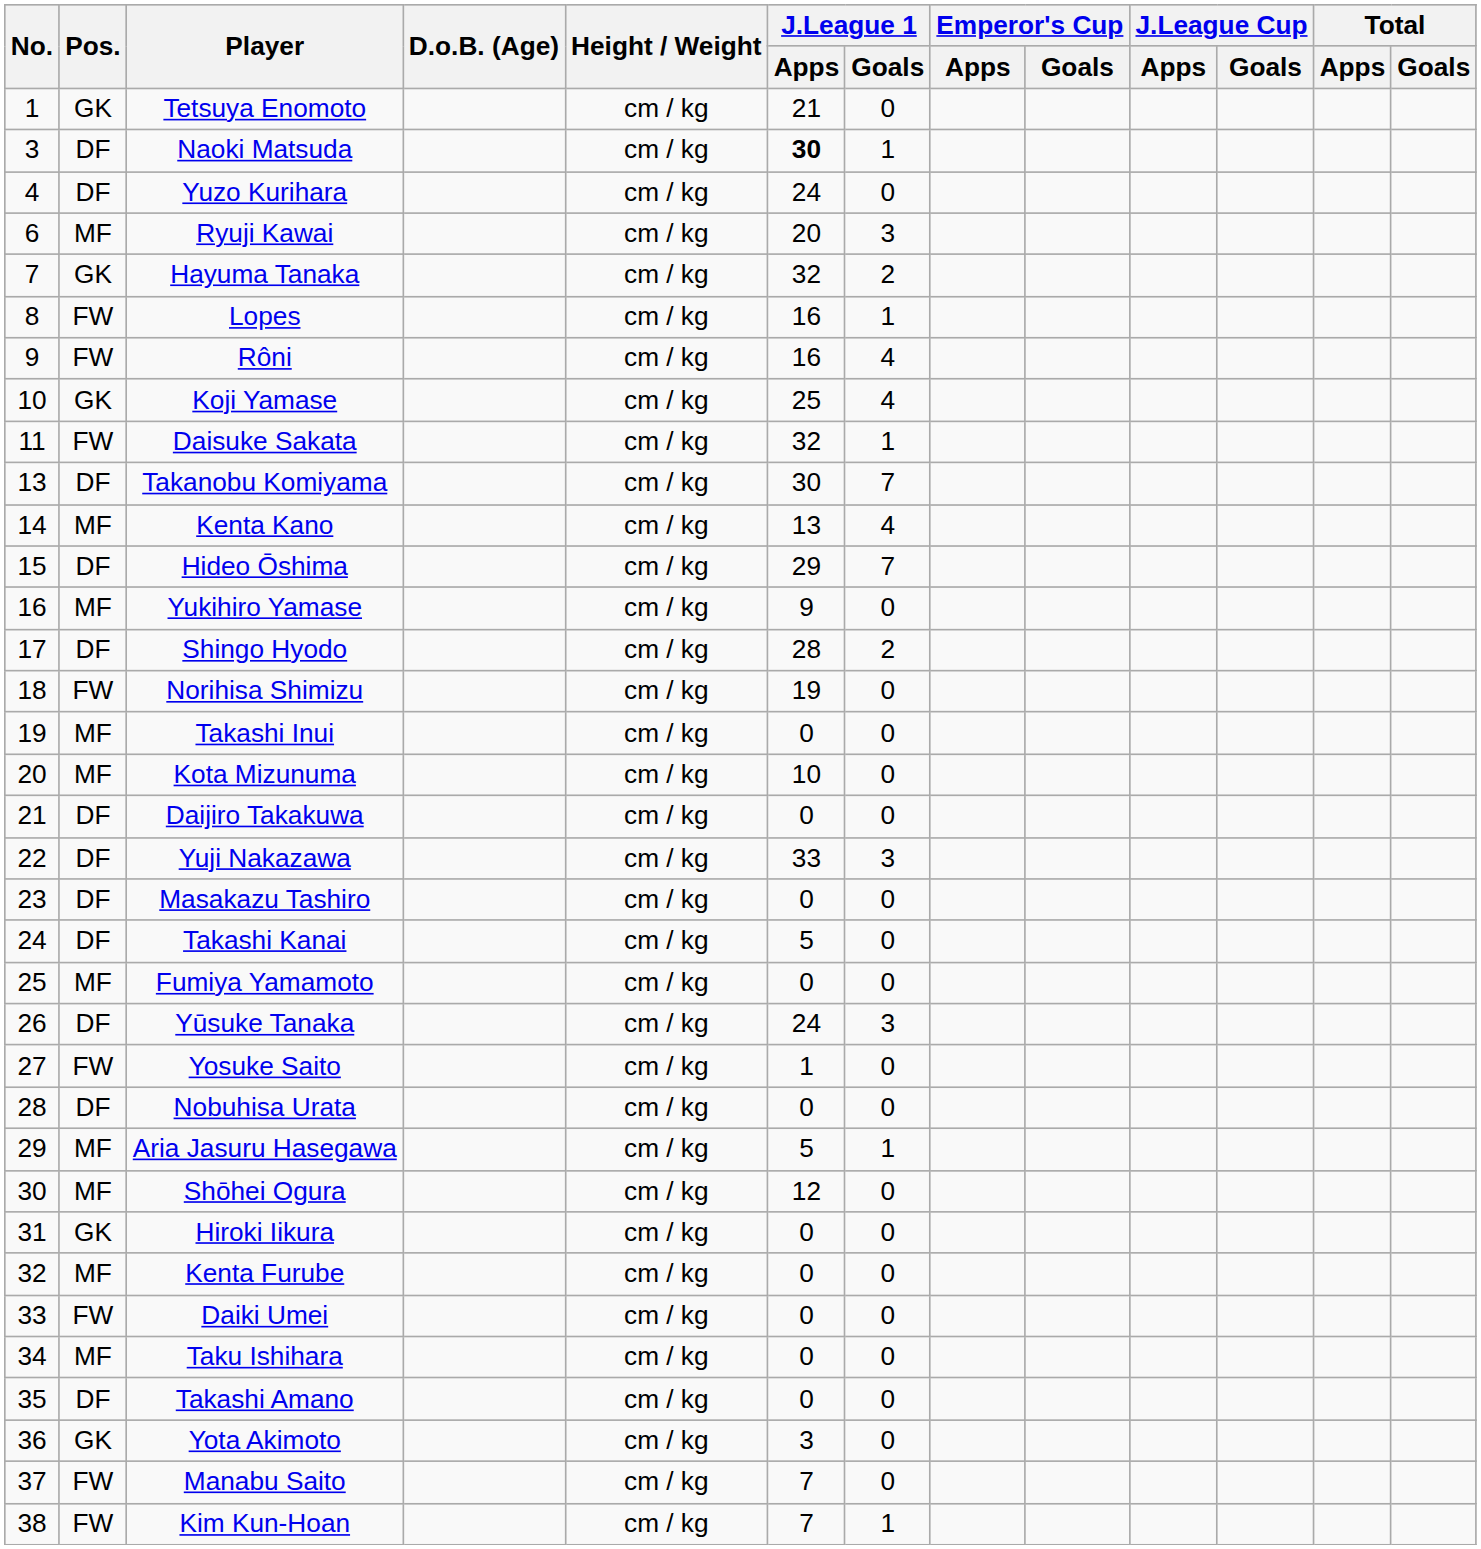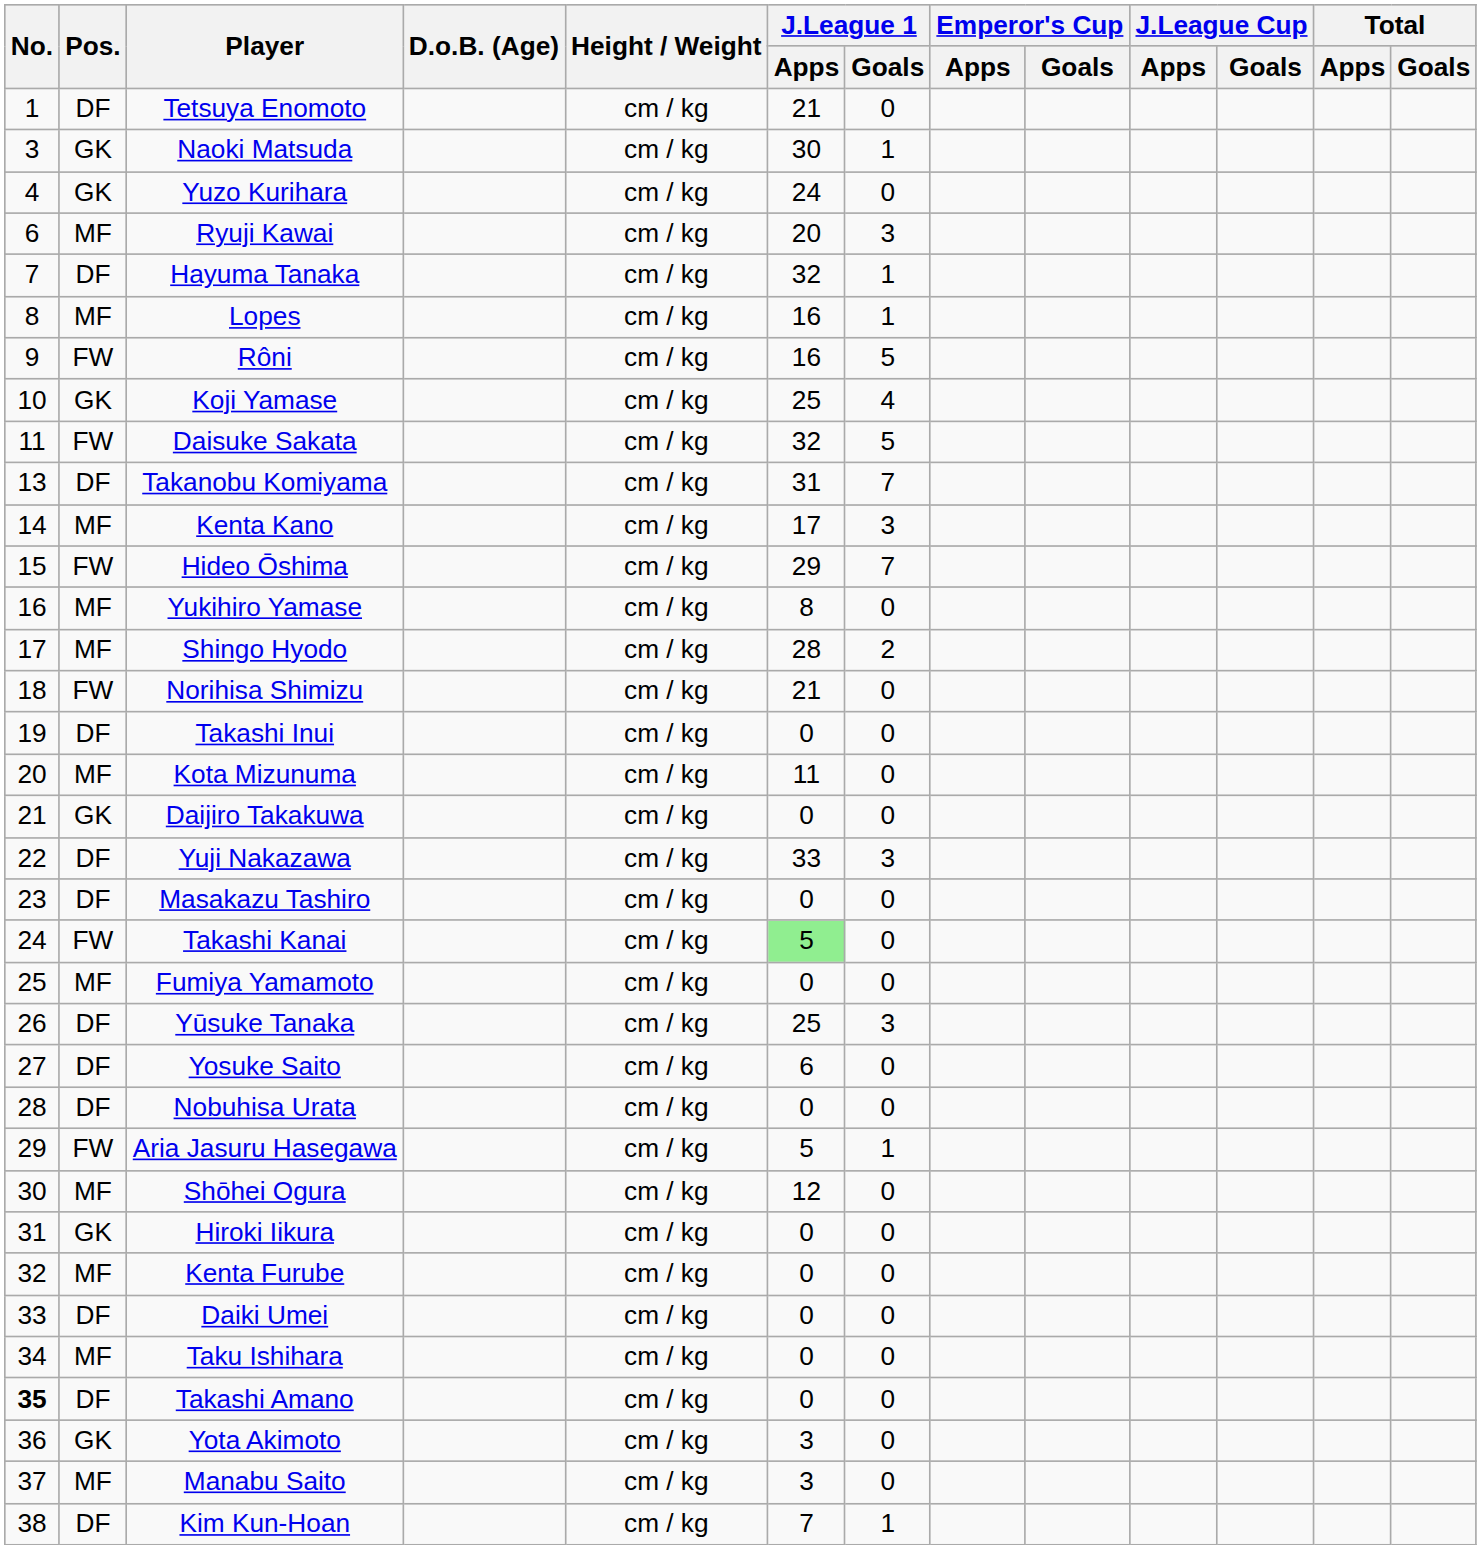(93, 108) GK -> (93, 108) DF
(93, 150) DF -> (93, 150) GK
(806, 150) bold -> (806, 150) normal
(93, 191) DF -> (93, 191) GK
(93, 274) GK -> (93, 274) DF
(888, 274) 2 -> (888, 274) 1
(93, 316) FW -> (93, 316) MF
(888, 358) 4 -> (888, 358) 5
(888, 441) 1 -> (888, 441) 5
(806, 483) 30 -> (806, 483) 31
(806, 524) 13 -> (806, 524) 17
(888, 524) 4 -> (888, 524) 3
(93, 566) DF -> (93, 566) FW
(806, 607) 9 -> (806, 607) 8
(93, 649) DF -> (93, 649) MF
(806, 691) 19 -> (806, 691) 21
(93, 732) MF -> (93, 732) DF
(806, 774) 10 -> (806, 774) 11
(93, 815) DF -> (93, 815) GK
(93, 940) DF -> (93, 940) FW
(806, 940) no background -> (806, 940) lightgreen background
(806, 1024) 24 -> (806, 1024) 25
(93, 1065) FW -> (93, 1065) DF
(806, 1065) 1 -> (806, 1065) 6
(93, 1148) MF -> (93, 1148) FW
(93, 1315) FW -> (93, 1315) DF
(32, 1398) normal -> (32, 1398) bold
(93, 1481) FW -> (93, 1481) MF
(806, 1481) 7 -> (806, 1481) 3
(93, 1523) FW -> (93, 1523) DF
